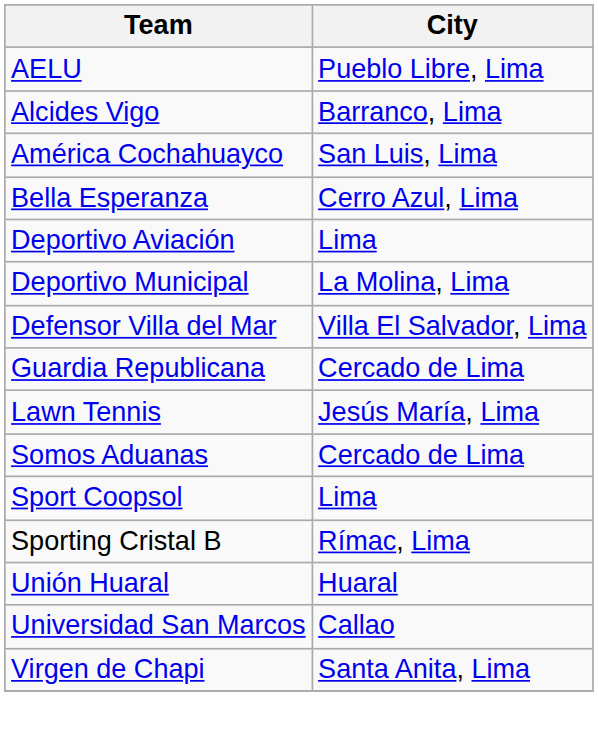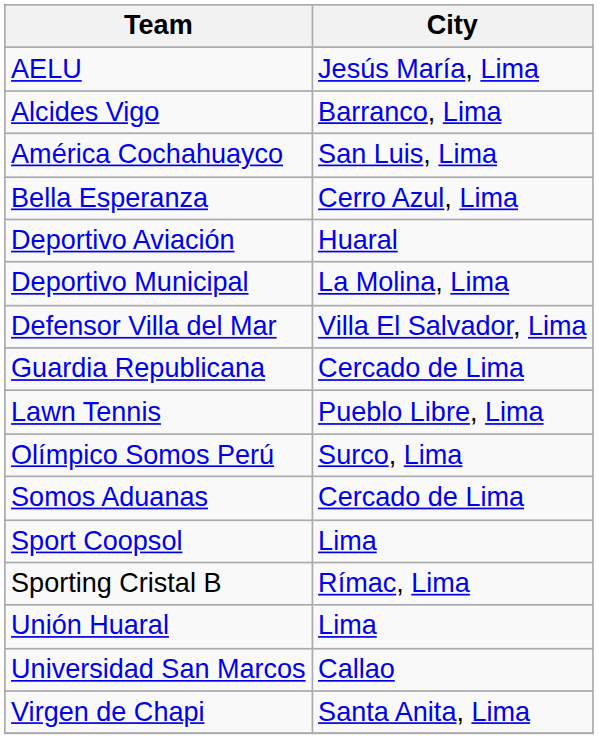(431, 68) Pueblo Libre, Lima -> (429, 68) Jesús María, Lima
(347, 240) Lima -> (358, 240) Huaral
(429, 411) Jesús María, Lima -> (431, 411) Pueblo Libre, Lima
+ row: (143, 454)
(358, 583) Huaral -> (347, 626) Lima
